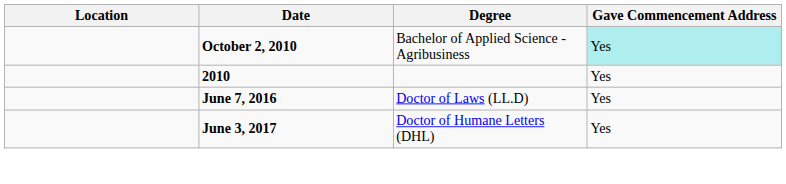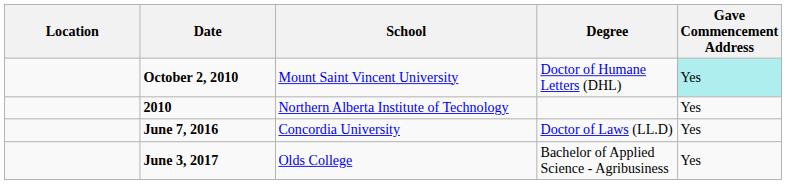+ column: (406, 31)
(481, 45) Bachelor of Applied Science - Agribusiness -> (593, 77) Doctor of Humane Letters (DHL)
(470, 128) Doctor of Humane Letters (DHL) -> (605, 160) Bachelor of Applied Science - Agribusiness
